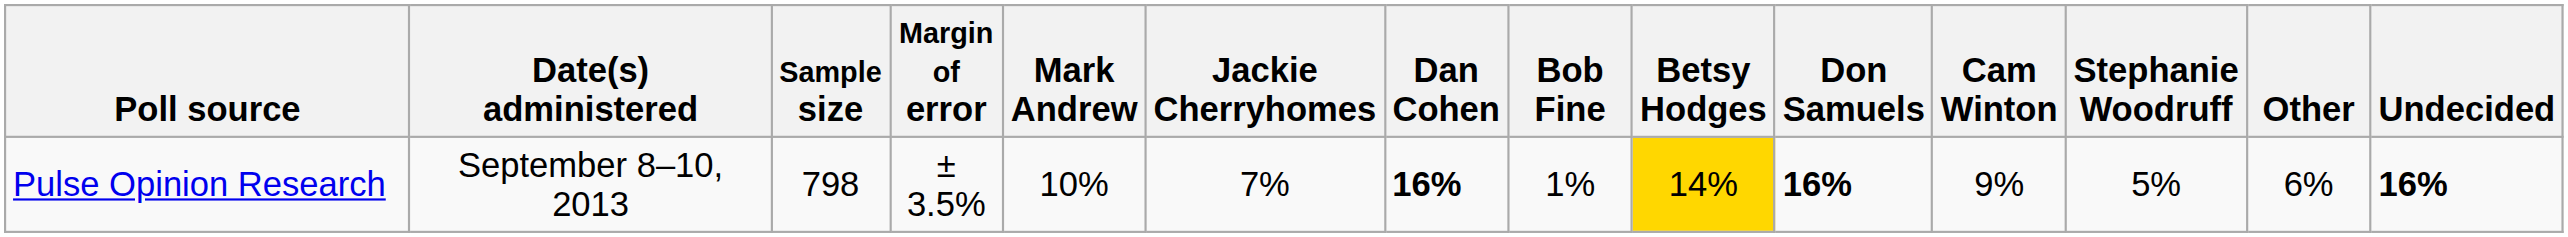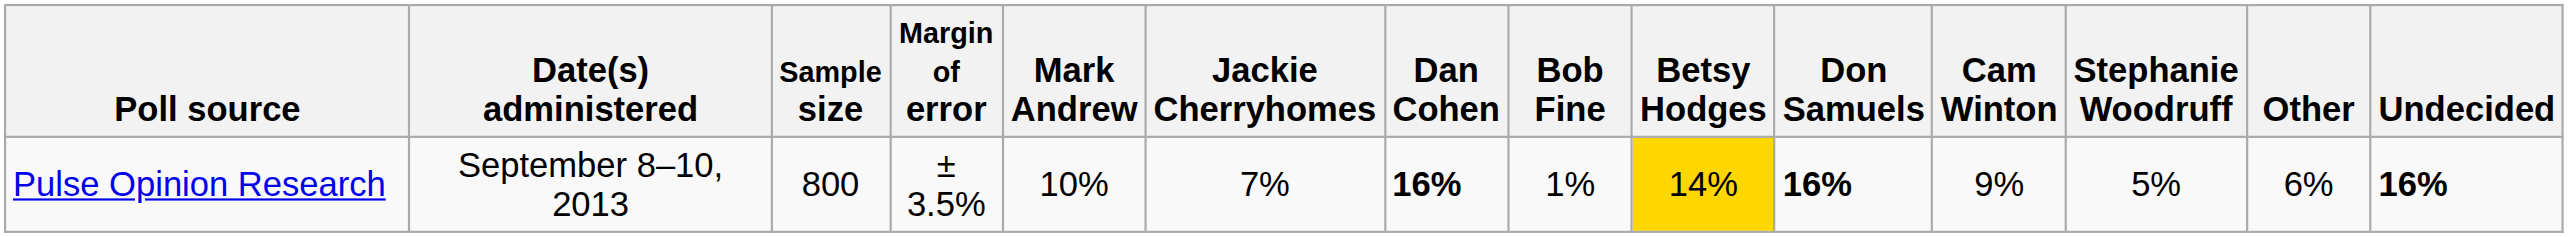(831, 183) 798 -> (831, 183) 800
